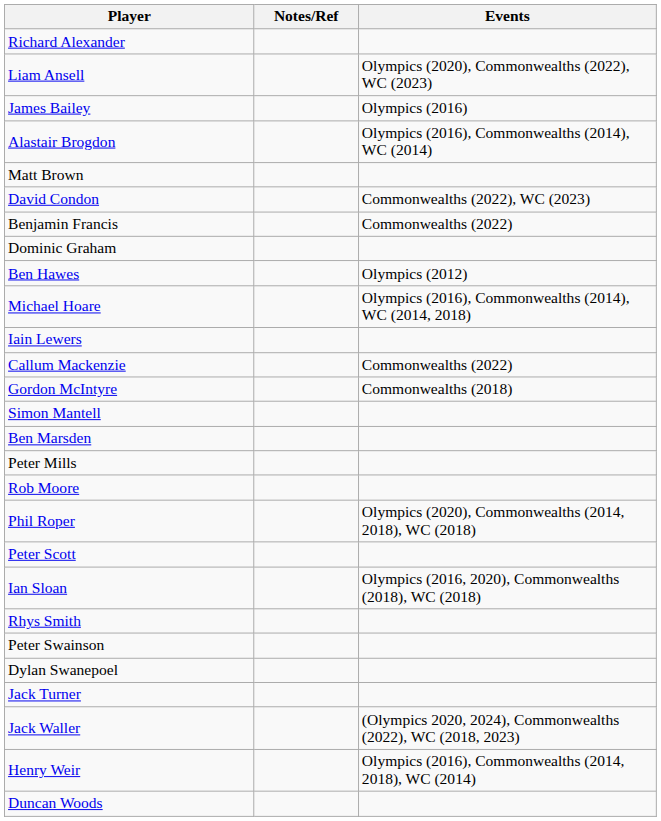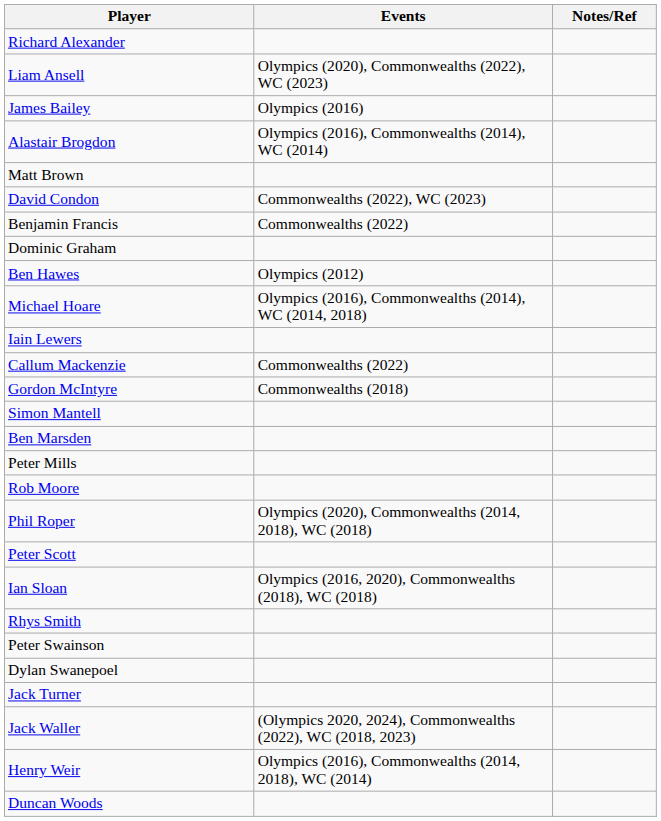columns swapped: (507, 16) <-> (306, 16)
